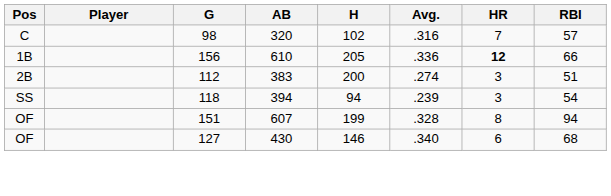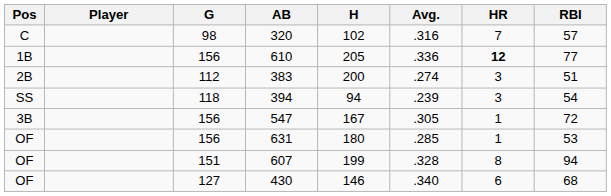(570, 56) 66 -> (570, 56) 77
+ row: (281, 118)
+ row: (281, 139)
